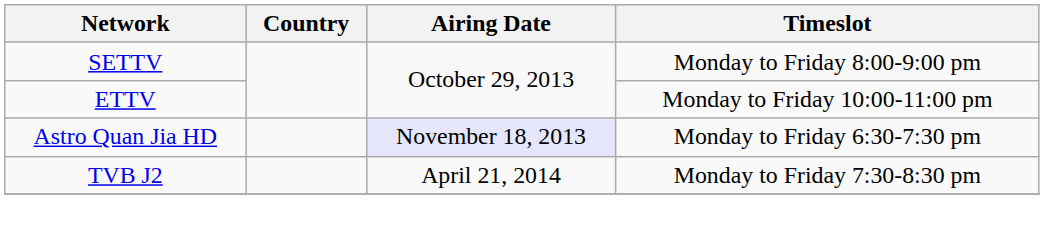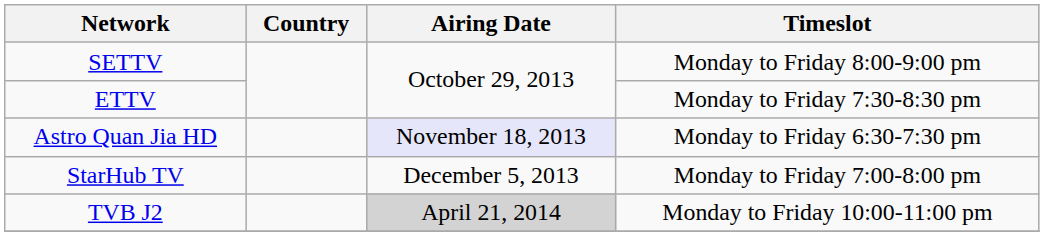(827, 99) Monday to Friday 10:00-11:00 pm -> (827, 99) Monday to Friday 7:30-8:30 pm
+ row: (125, 174)
(491, 174) no background -> (491, 212) lightgrey background
(827, 174) Monday to Friday 7:30-8:30 pm -> (827, 212) Monday to Friday 10:00-11:00 pm
